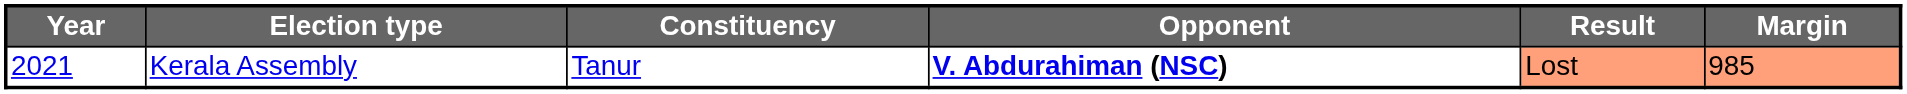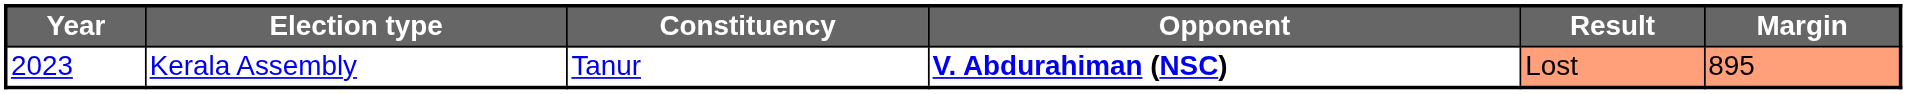(42, 66) 2021 -> (42, 66) 2023
(1732, 66) 985 -> (1732, 66) 895
